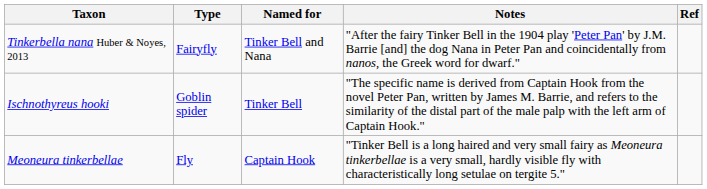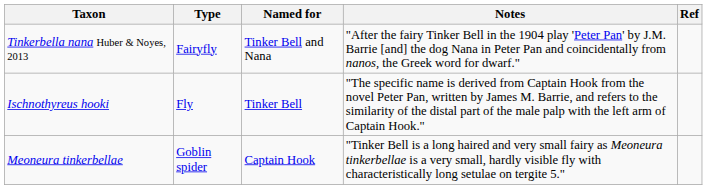(194, 104) Goblin spider -> (185, 104) Fly
(185, 159) Fly -> (194, 159) Goblin spider
